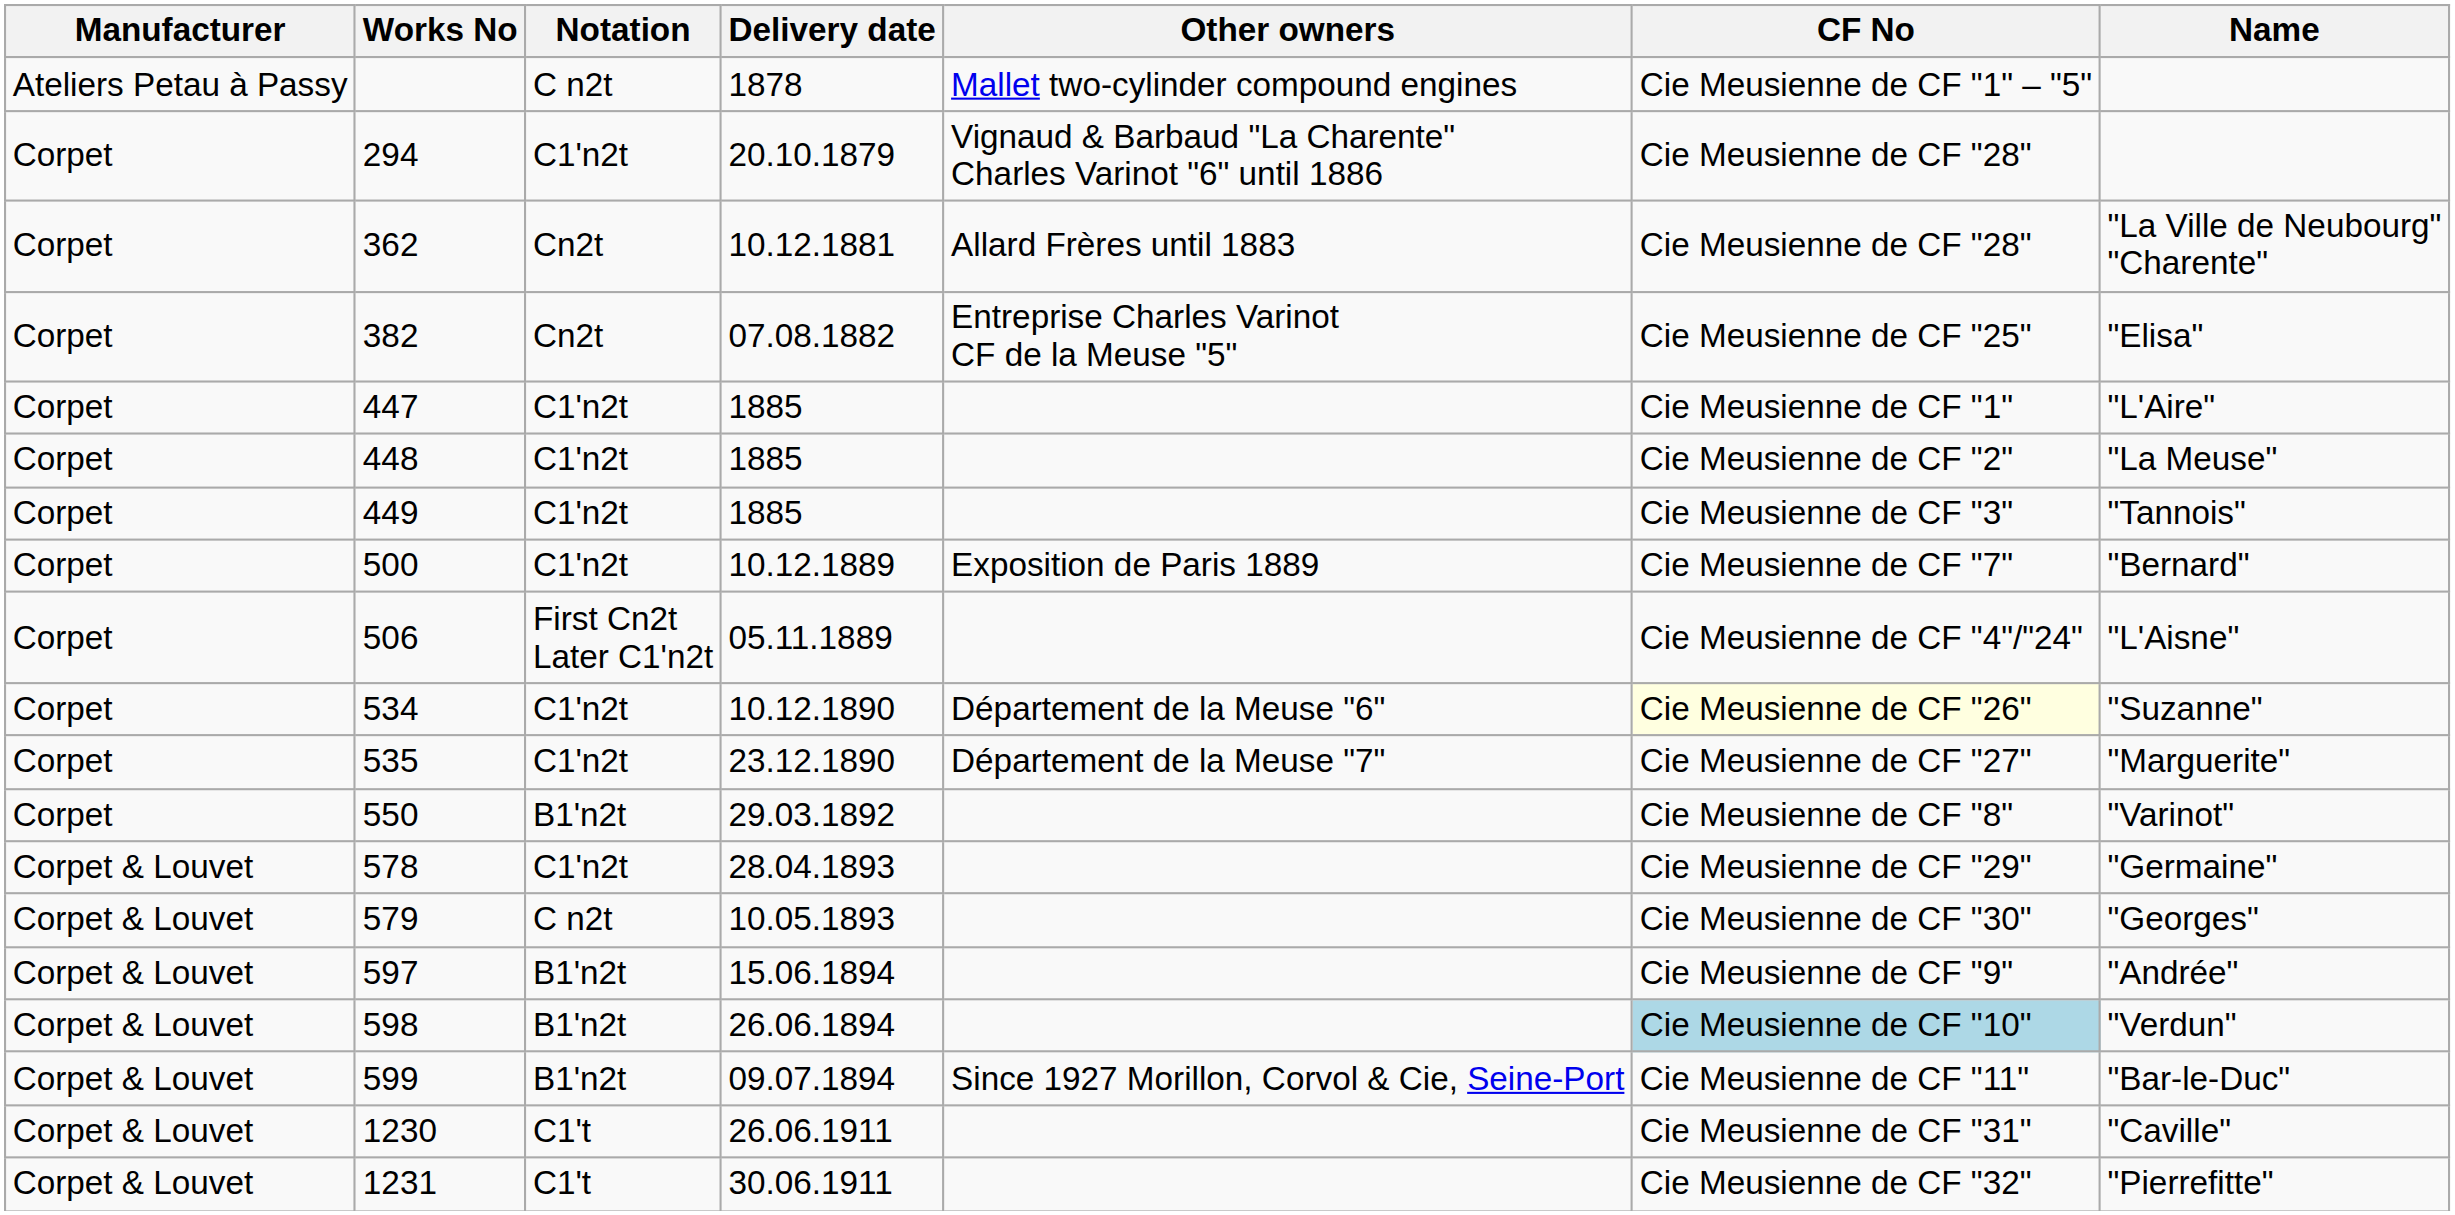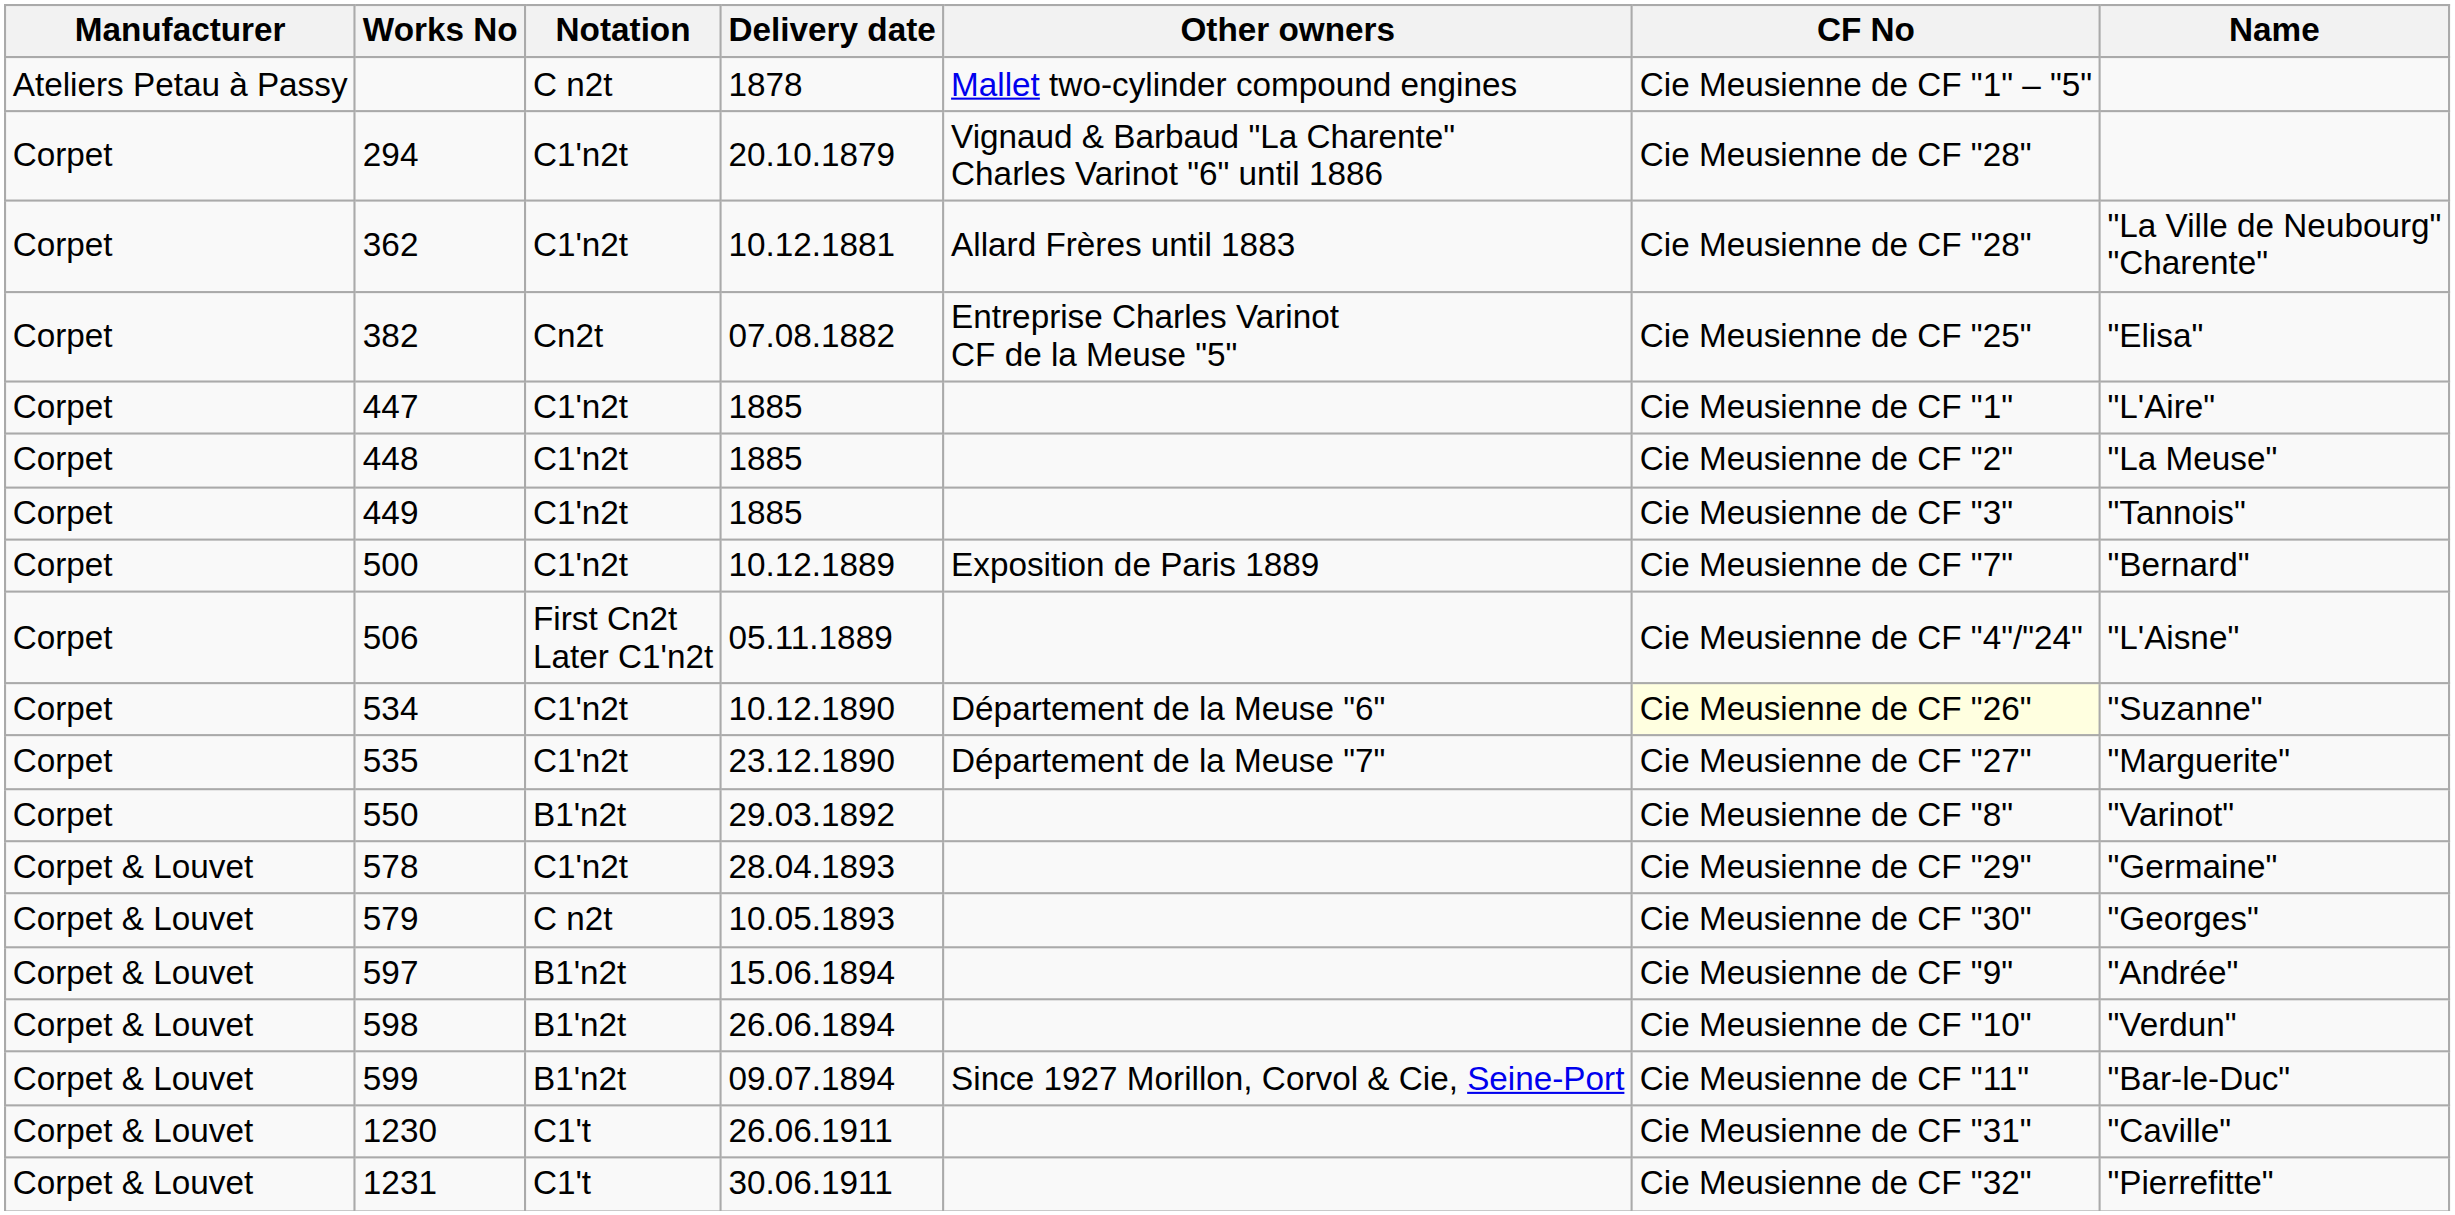(568, 245) Cn2t -> (581, 245) C1'n2t
(1836, 1025) lightblue background -> (1836, 1025) no background
